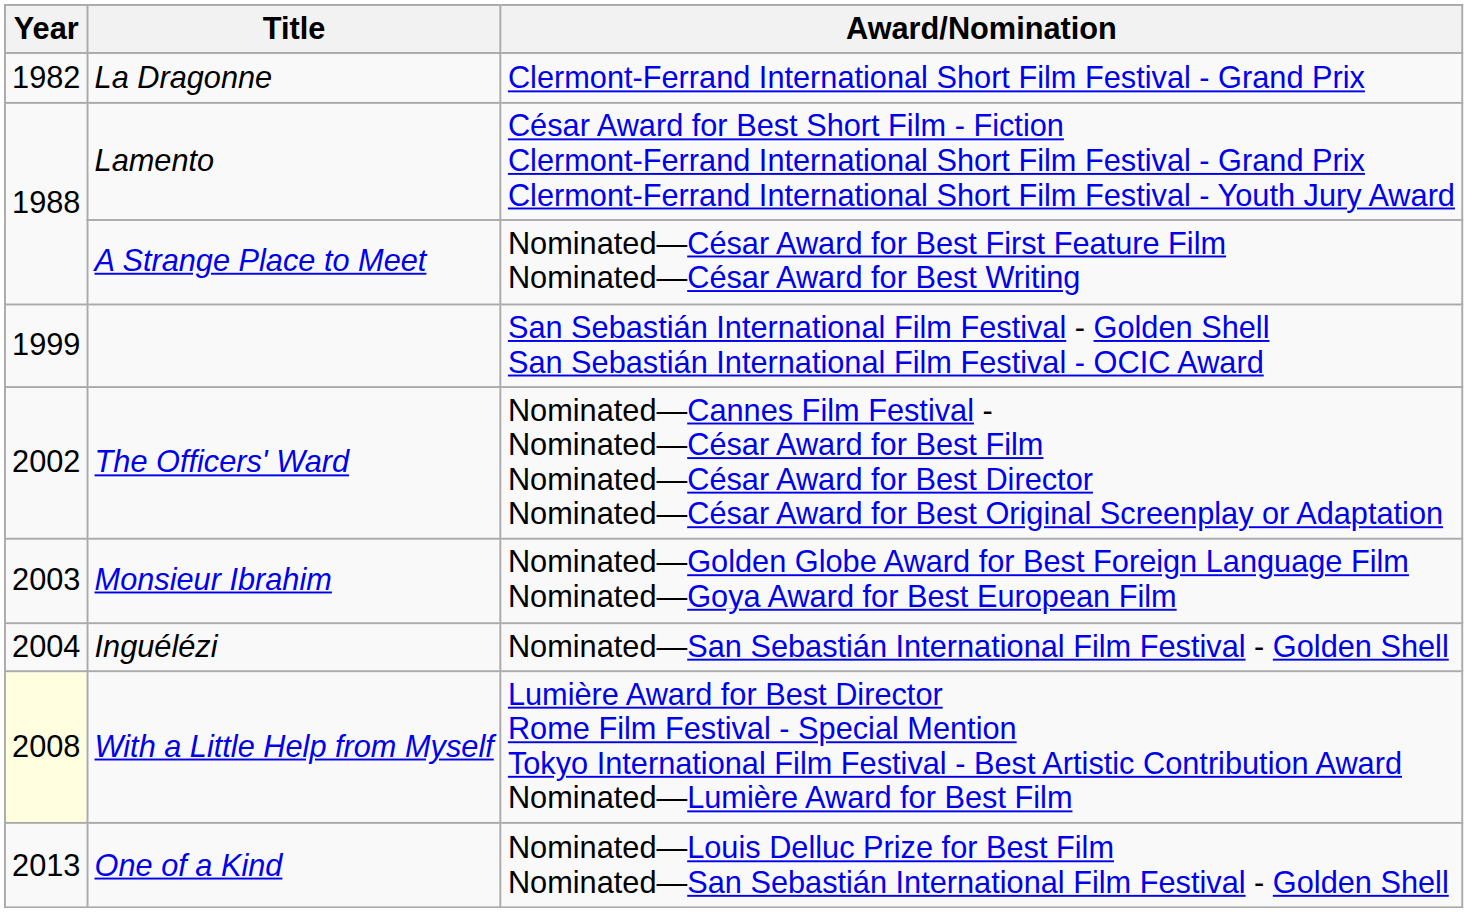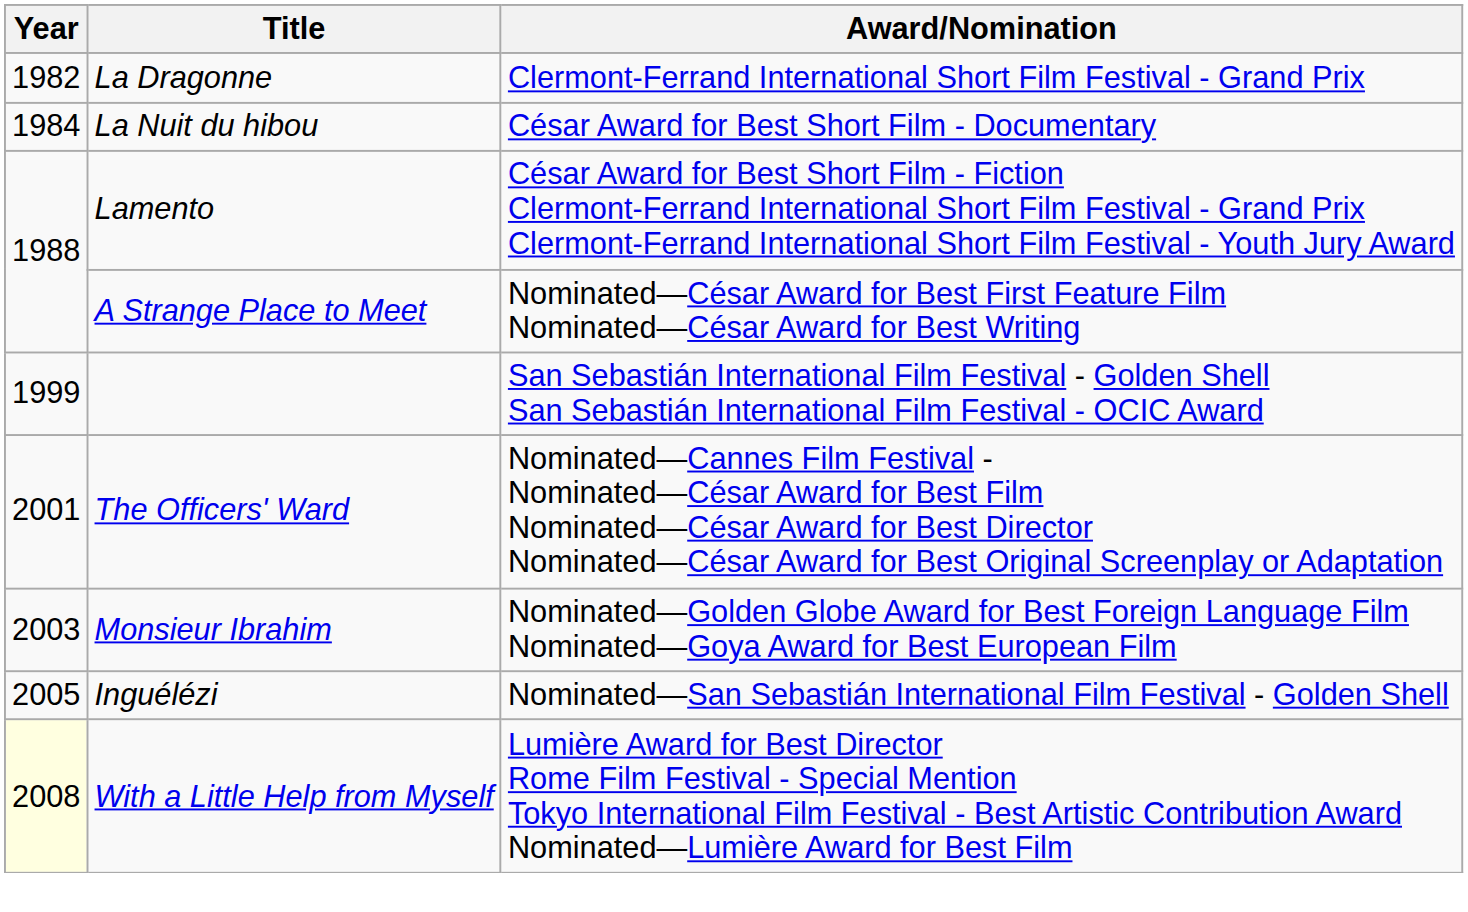+ row: (206, 126)
(46, 462) 2002 -> (46, 511) 2001
(46, 646) 2004 -> (46, 695) 2005
- row: (188, 864)
